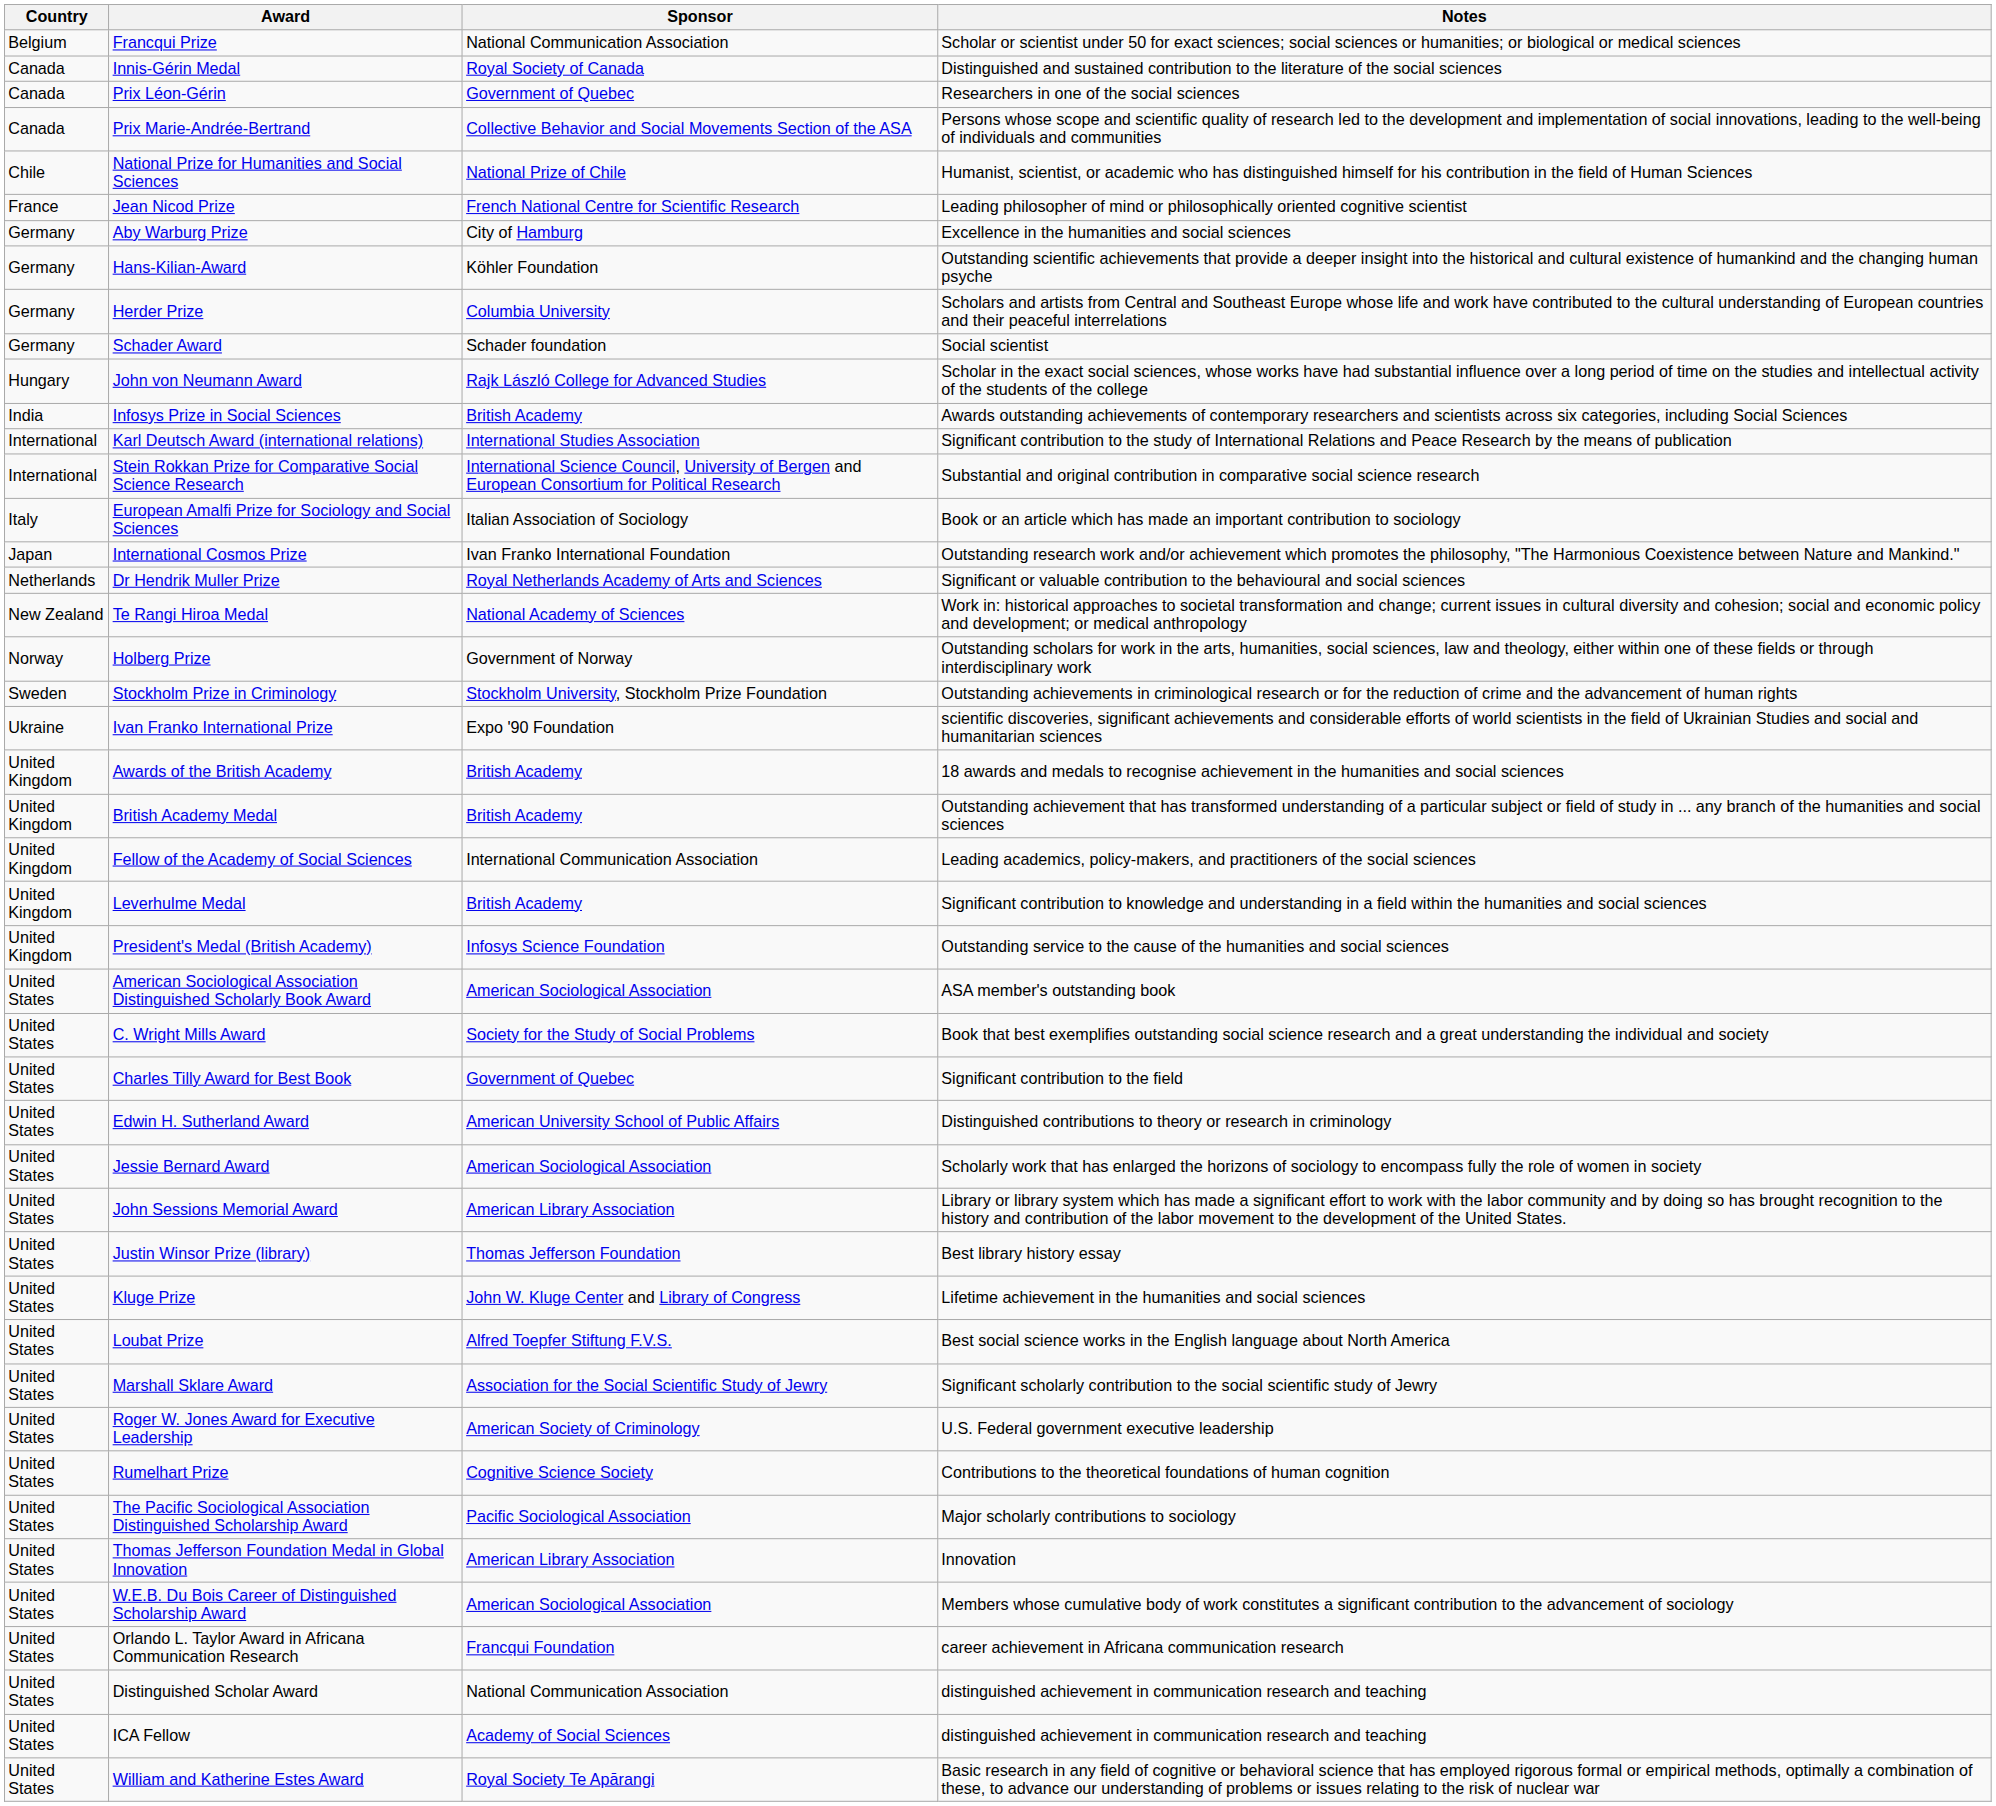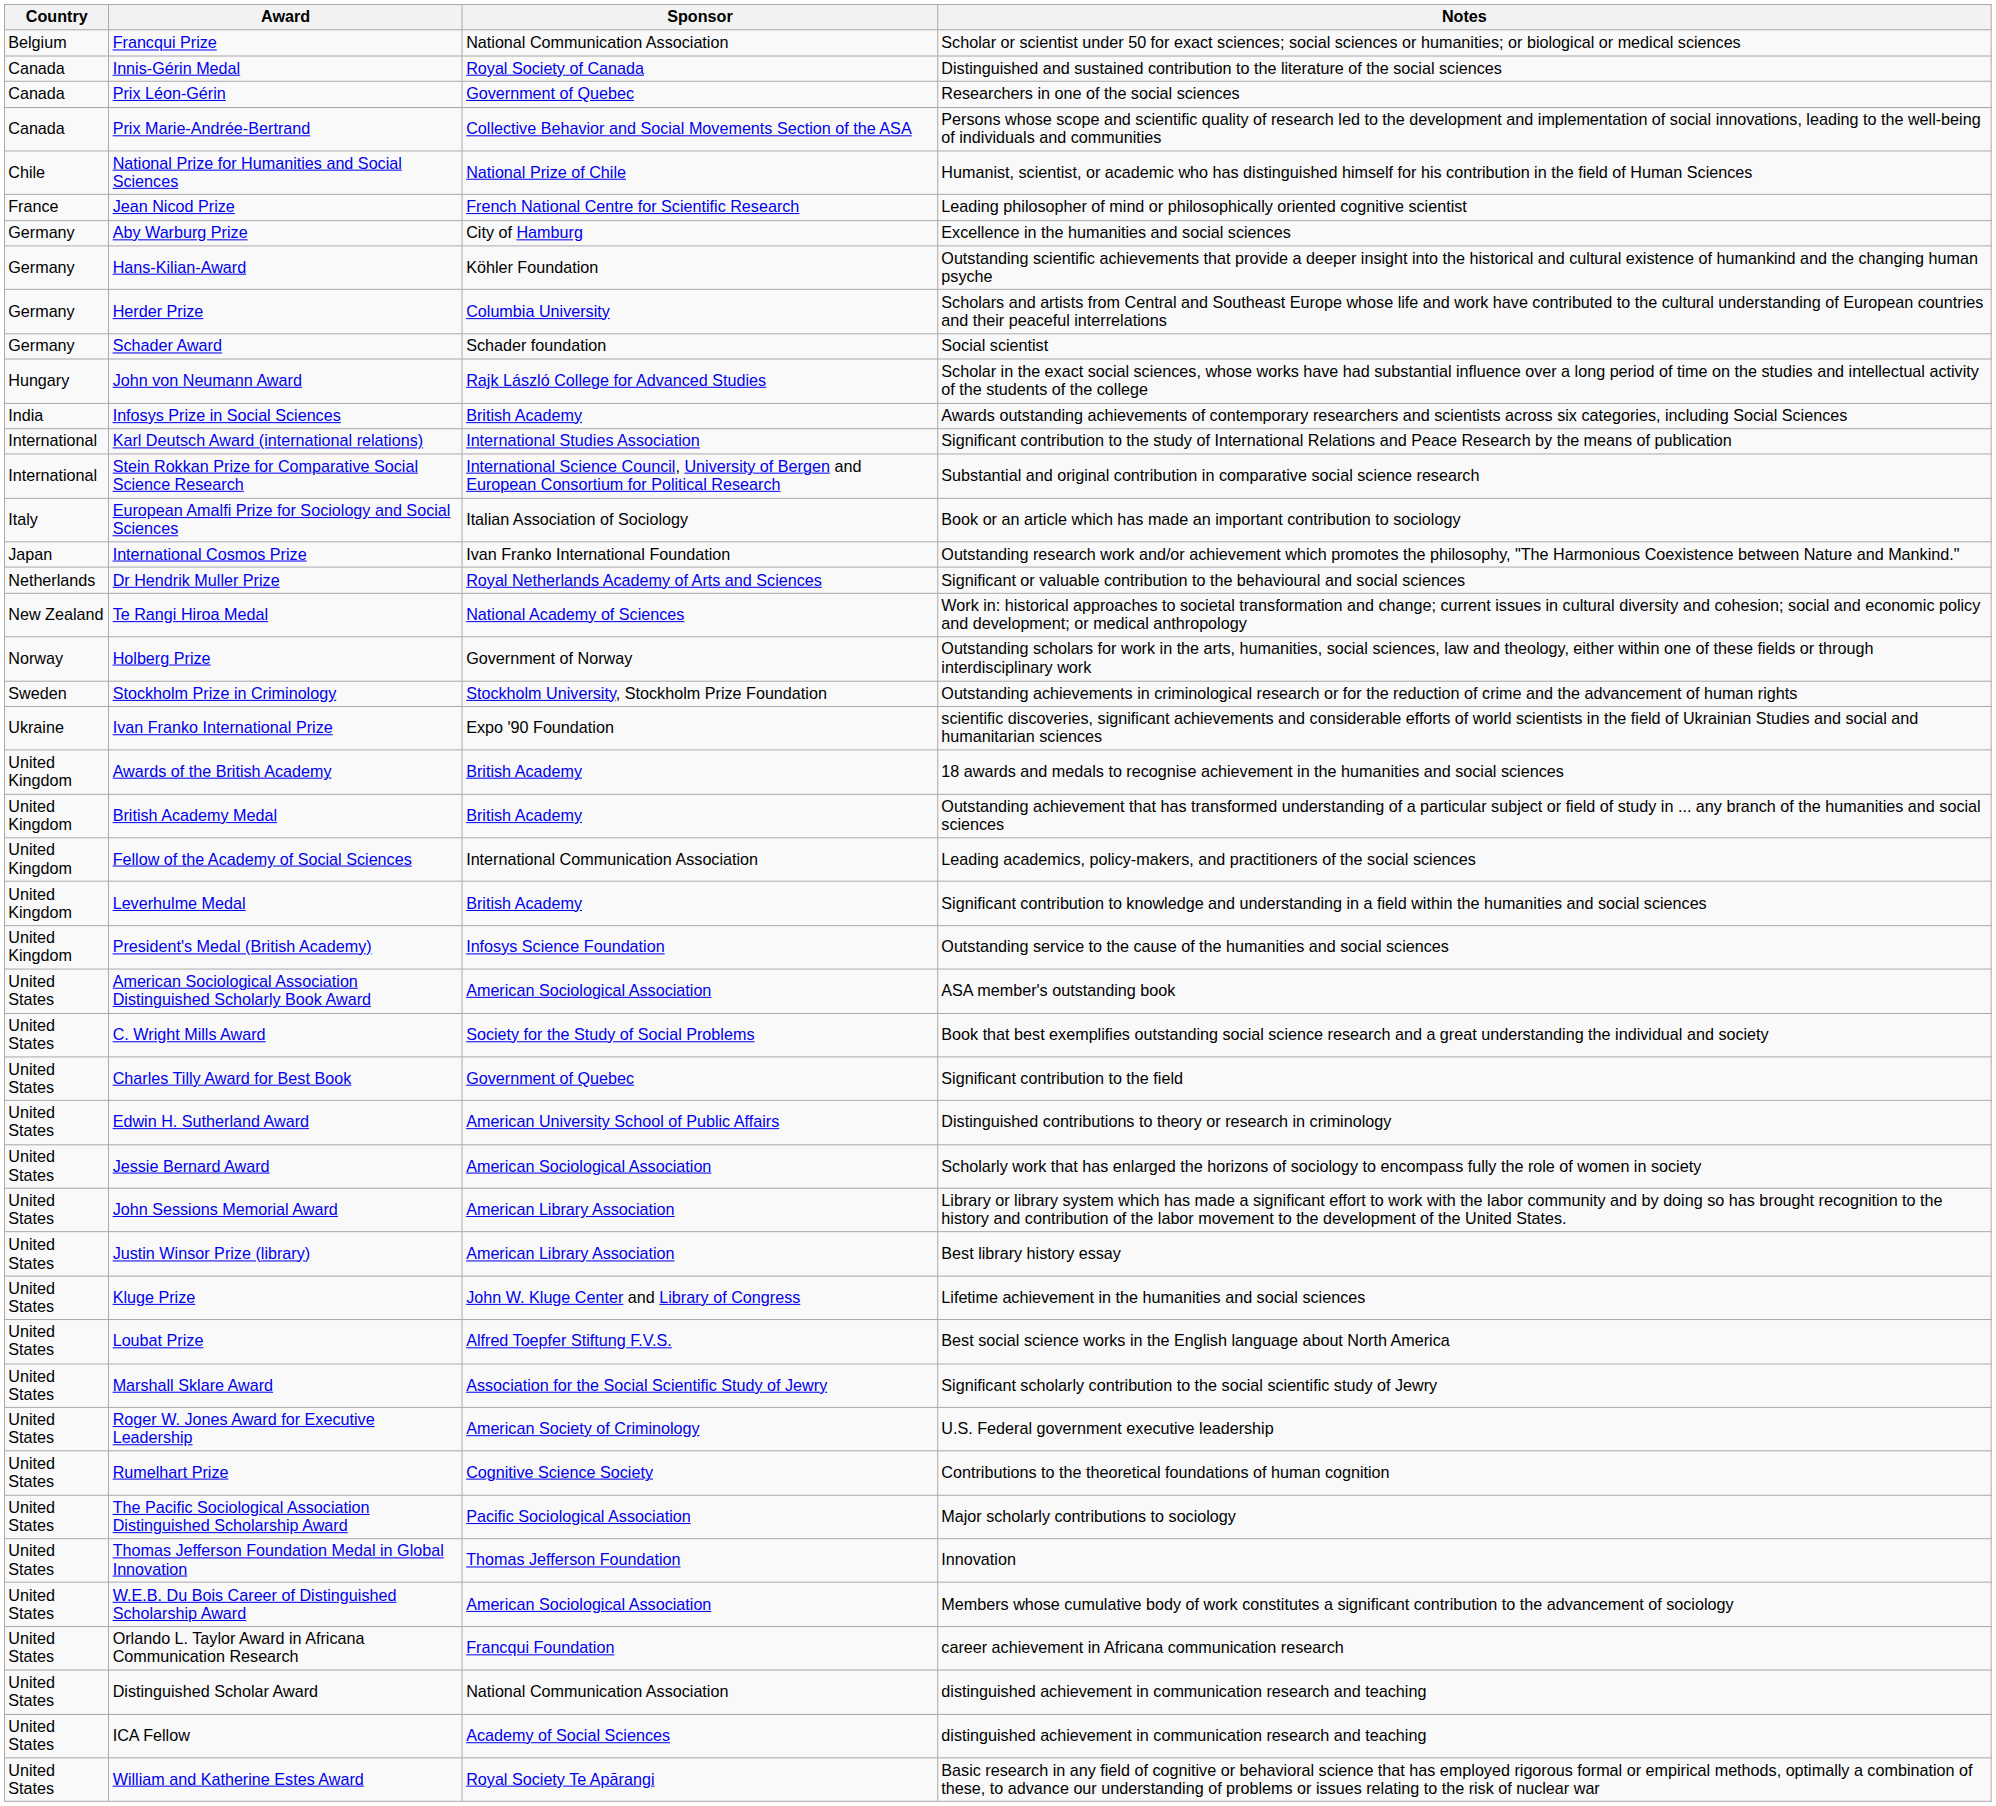(573, 1253) Thomas Jefferson Foundation -> (570, 1253) American Library Association
(570, 1560) American Library Association -> (573, 1560) Thomas Jefferson Foundation
